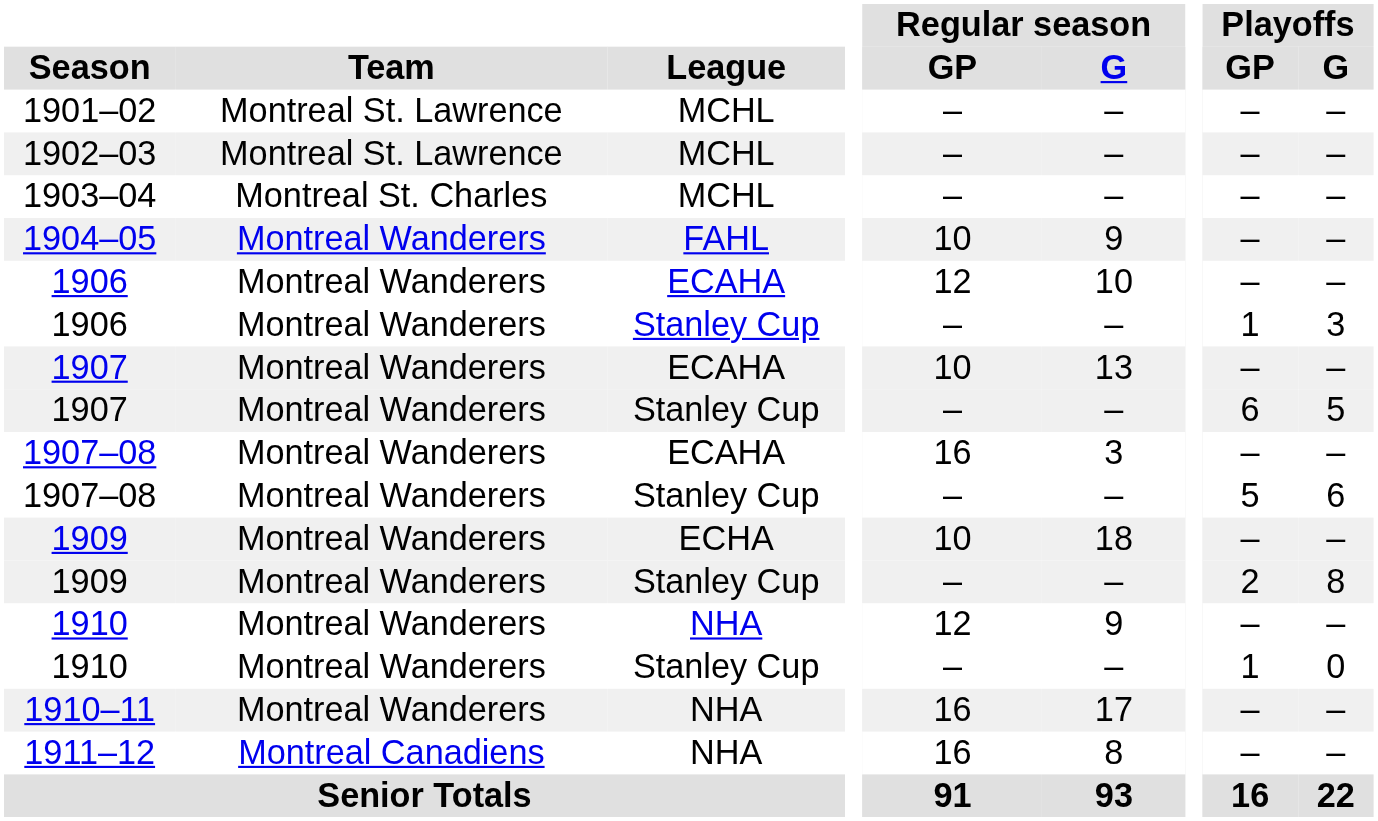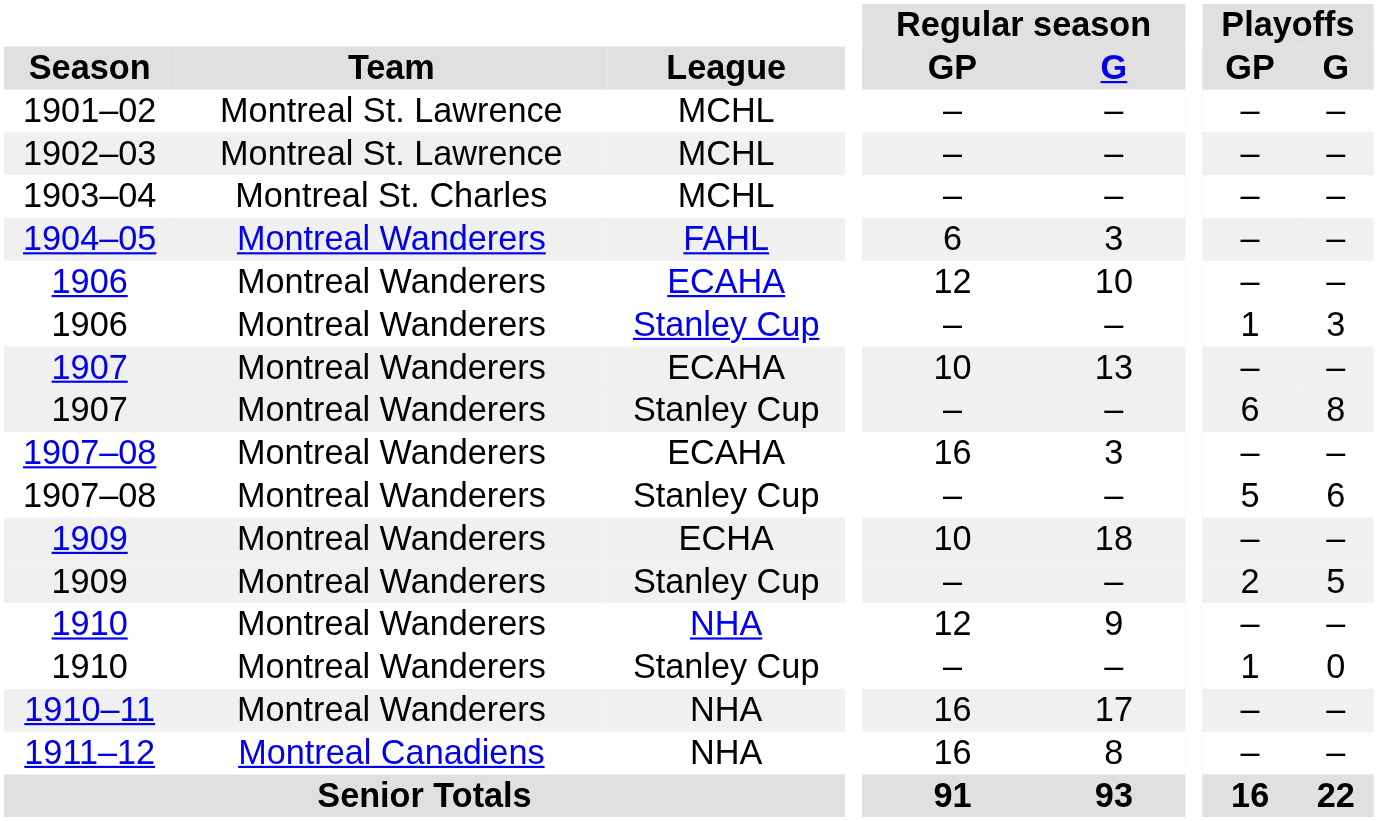(952, 238) 10 -> (952, 238) 6
(1114, 238) 9 -> (1114, 238) 3
(1336, 410) 5 -> (1336, 410) 8
(1336, 581) 8 -> (1336, 581) 5
